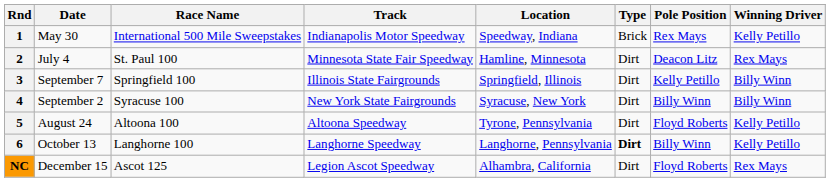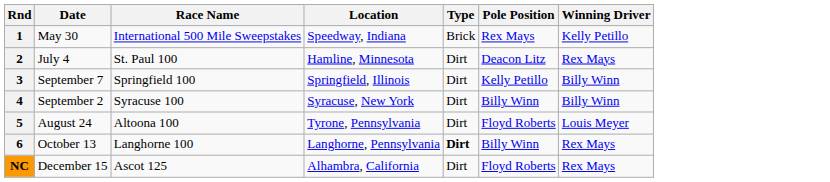- column: (390, 14)
(767, 122) Kelly Petillo -> (595, 122) Louis Meyer
(767, 144) Kelly Petillo -> (589, 144) Rex Mays
